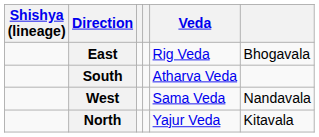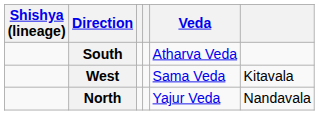- row: (103, 53)
(277, 98) Nandavala -> (269, 76) Kitavala
(269, 120) Kitavala -> (277, 98) Nandavala
